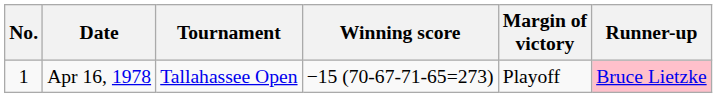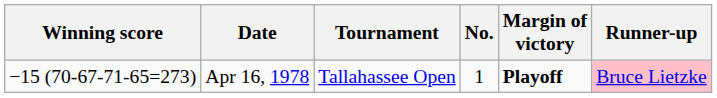columns swapped: (24, 32) <-> (400, 32)
(531, 76) normal -> (533, 76) bold
